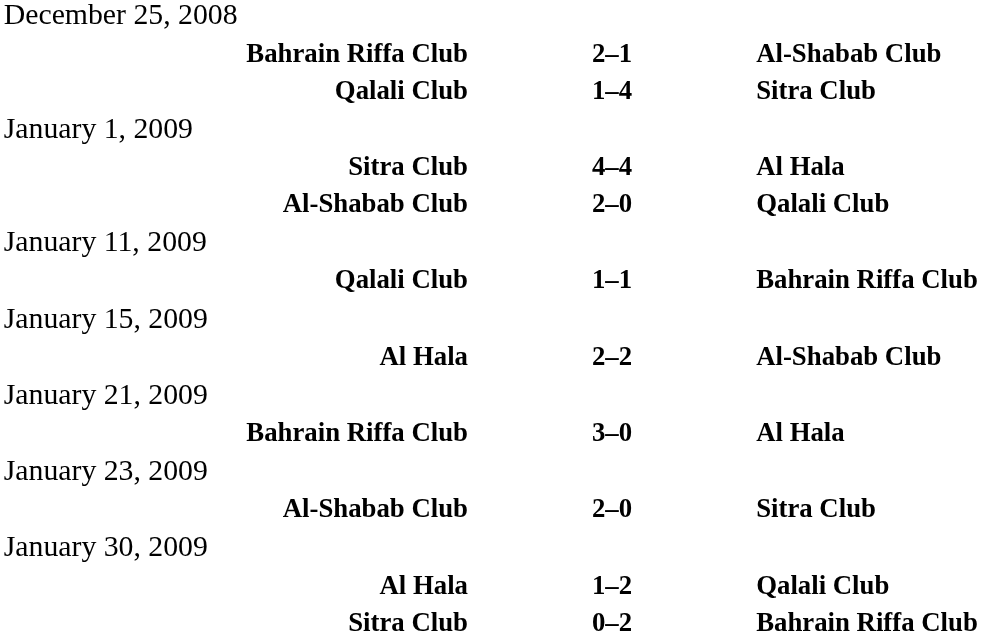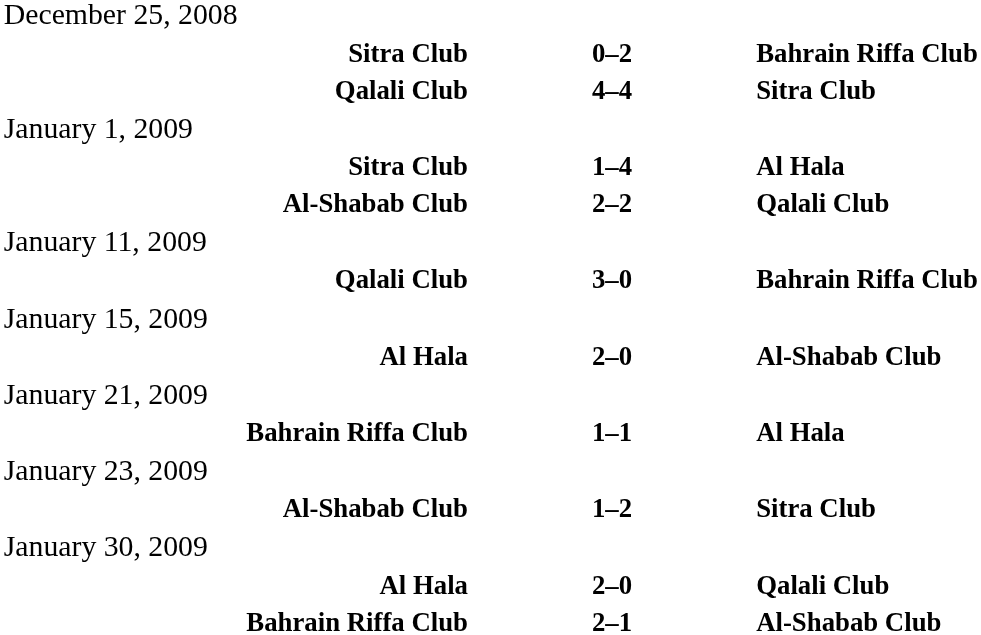rows swapped: (357, 52) <-> (408, 621)
(612, 89) 1–4 -> (612, 89) 4–4
(612, 166) 4–4 -> (612, 166) 1–4
(612, 203) 2–0 -> (612, 203) 2–2
(612, 279) 1–1 -> (612, 279) 3–0
(612, 355) 2–2 -> (612, 355) 2–0
(612, 432) 3–0 -> (612, 432) 1–1
(612, 508) 2–0 -> (612, 508) 1–2
(612, 584) 1–2 -> (612, 584) 2–0
